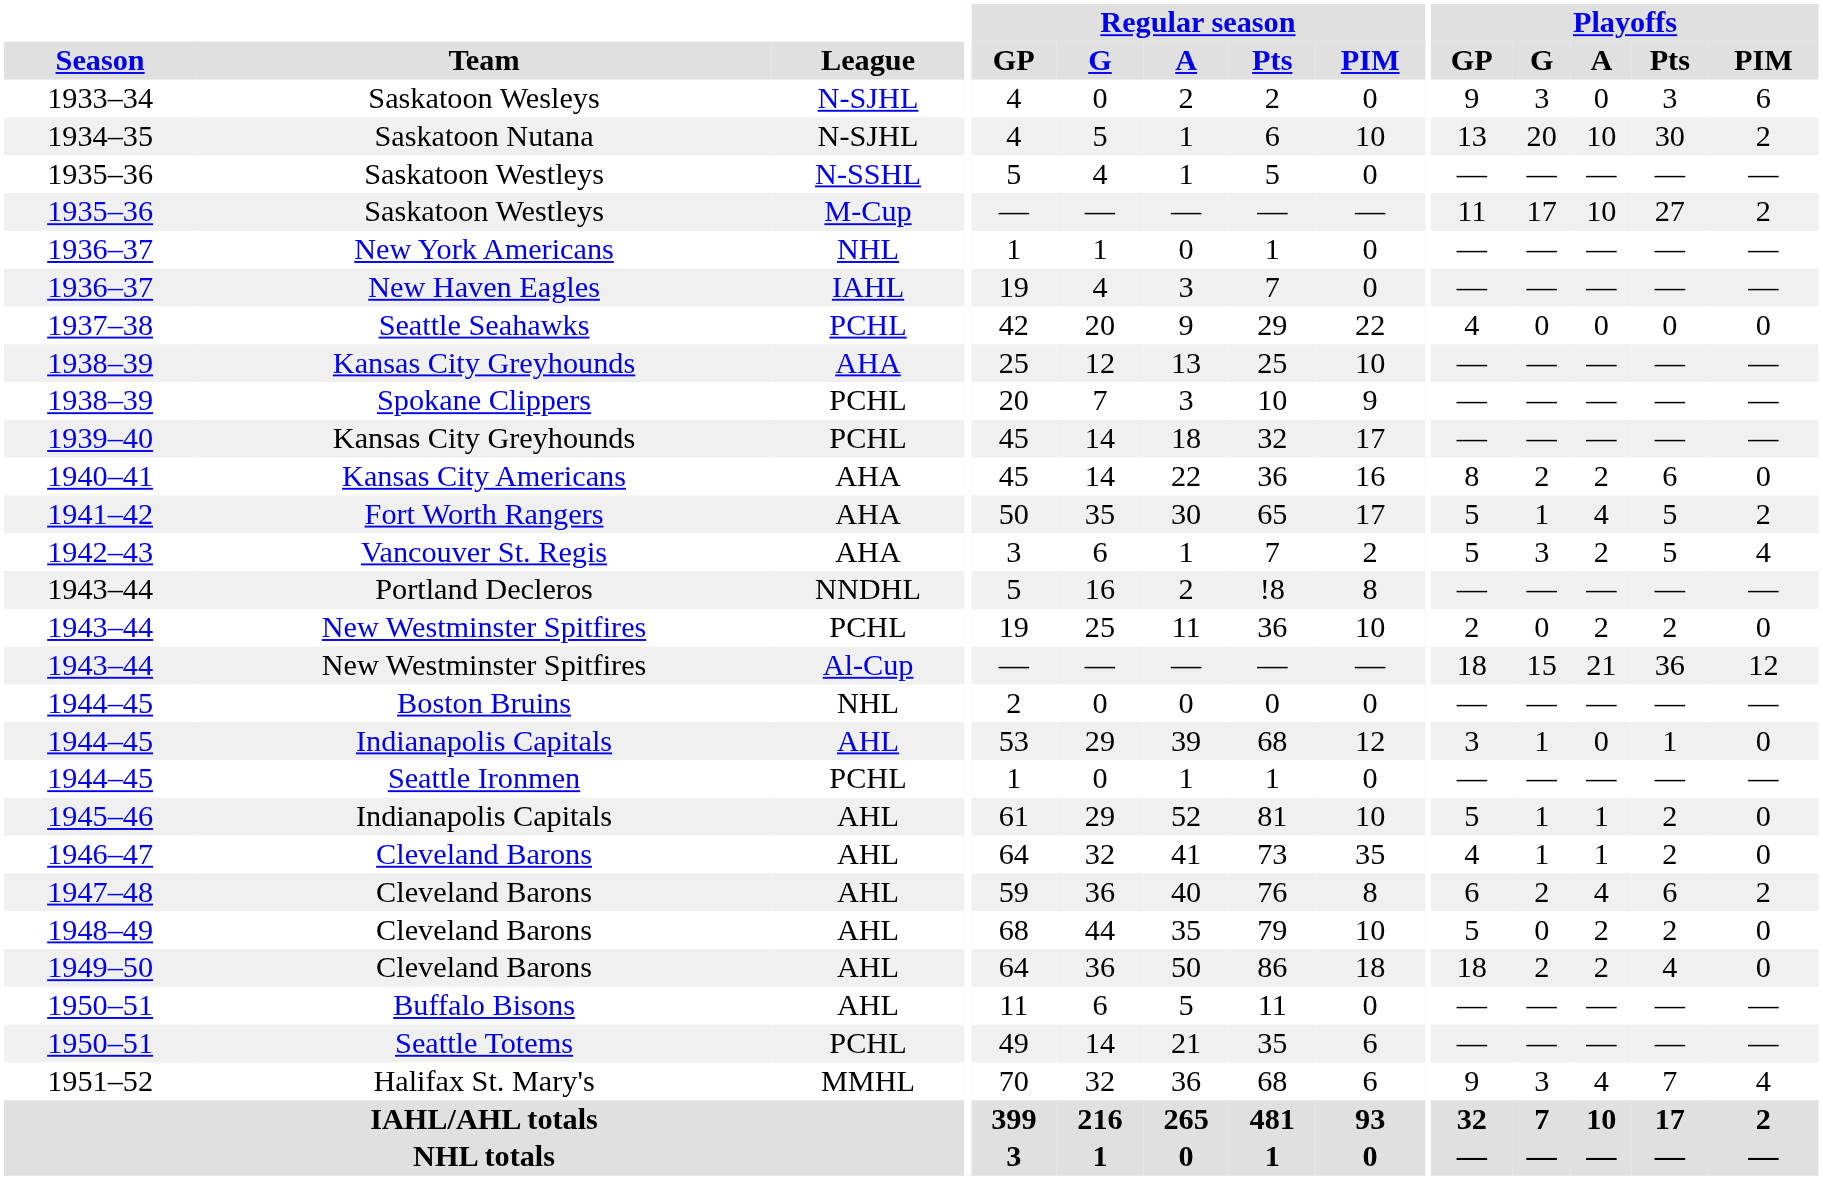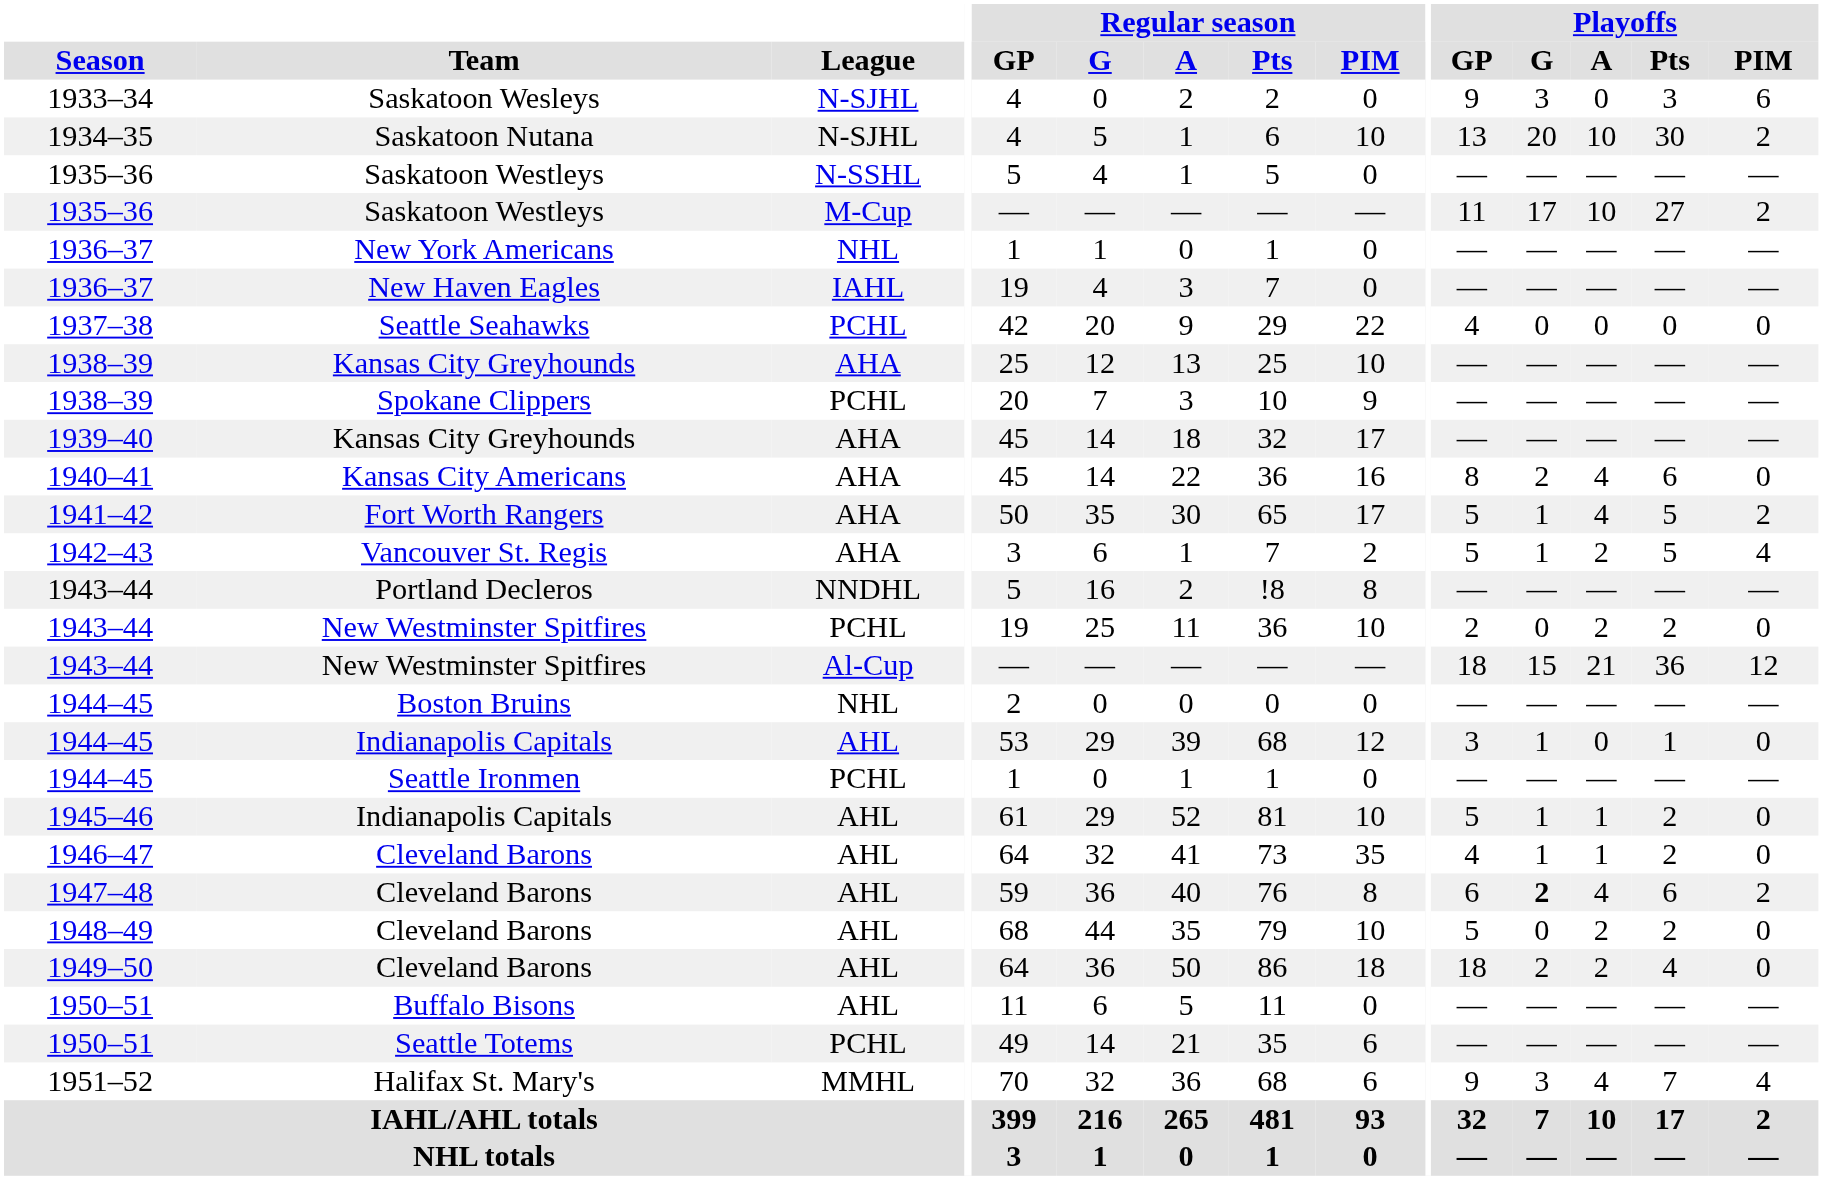(868, 438) PCHL -> (868, 438) AHA
(1601, 476) 2 -> (1601, 476) 4
(1542, 551) 3 -> (1542, 551) 1
(1542, 891) normal -> (1542, 891) bold
